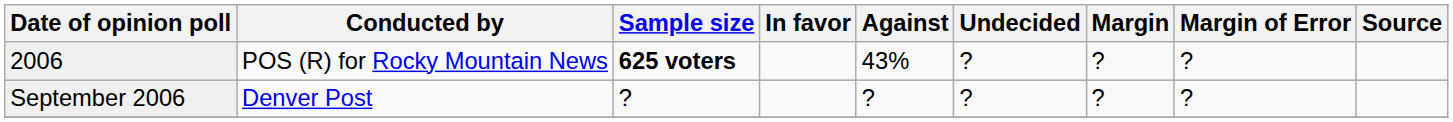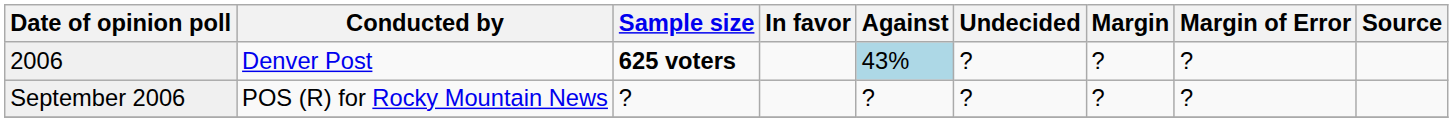(425, 60) POS (R) for Rocky Mountain News -> (307, 60) Denver Post
(886, 60) no background -> (886, 60) lightblue background
(307, 98) Denver Post -> (425, 98) POS (R) for Rocky Mountain News
